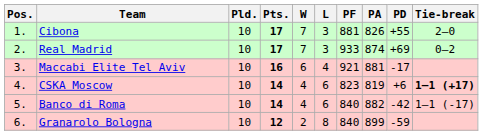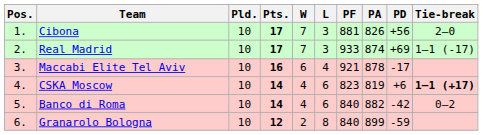(400, 31) +55 -> (400, 31) +56
(445, 49) 0–2 -> (445, 49) 1–1 (-17)
(375, 67) 881 -> (375, 67) 878
(445, 103) 1–1 (-17) -> (445, 103) 0–2
